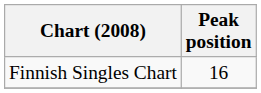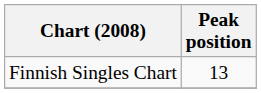(219, 72) 16 -> (219, 72) 13
